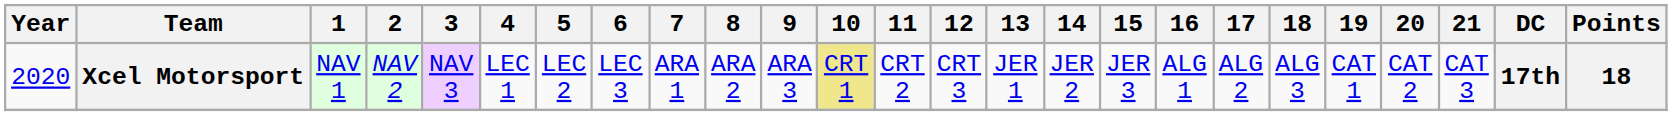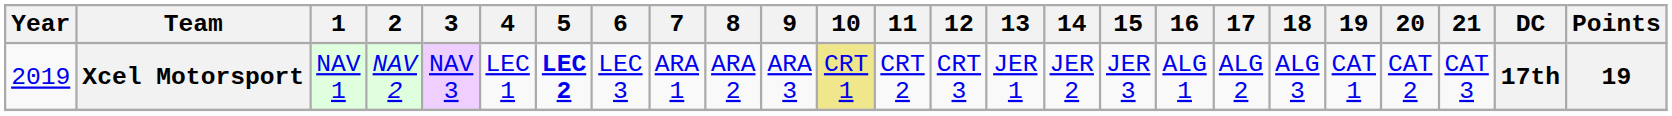(41, 77) 2020 -> (41, 77) 2019
(564, 77) normal -> (564, 77) bold
(1616, 77) 18 -> (1616, 77) 19
